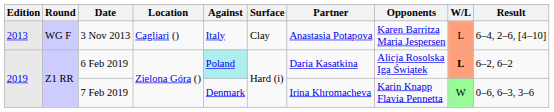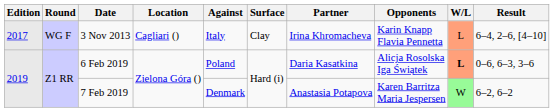(17, 35) 2013 -> (17, 35) 2017
(331, 35) Anastasia Potapova -> (330, 35) Irina Khromacheva
(411, 35) Karen Barritza Maria Jespersen -> (410, 35) Karin Knapp Flavia Pennetta
(220, 64) paleturquoise background -> (220, 64) no background
(494, 64) 6–2, 6–2 -> (505, 64) 0–6, 6–3, 3–6
(330, 92) Irina Khromacheva -> (331, 92) Anastasia Potapova
(410, 92) Karin Knapp Flavia Pennetta -> (411, 92) Karen Barritza Maria Jespersen
(505, 92) 0–6, 6–3, 3–6 -> (494, 92) 6–2, 6–2
